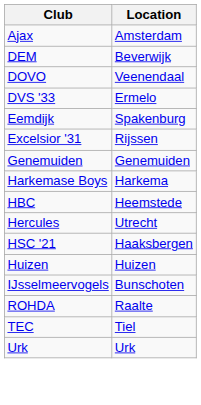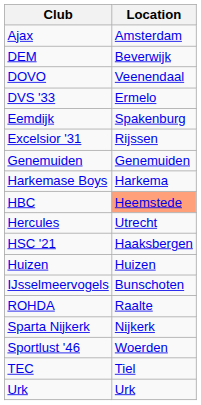(148, 202) no background -> (148, 202) lightsalmon background
+ row: (49, 327)
+ row: (44, 347)
